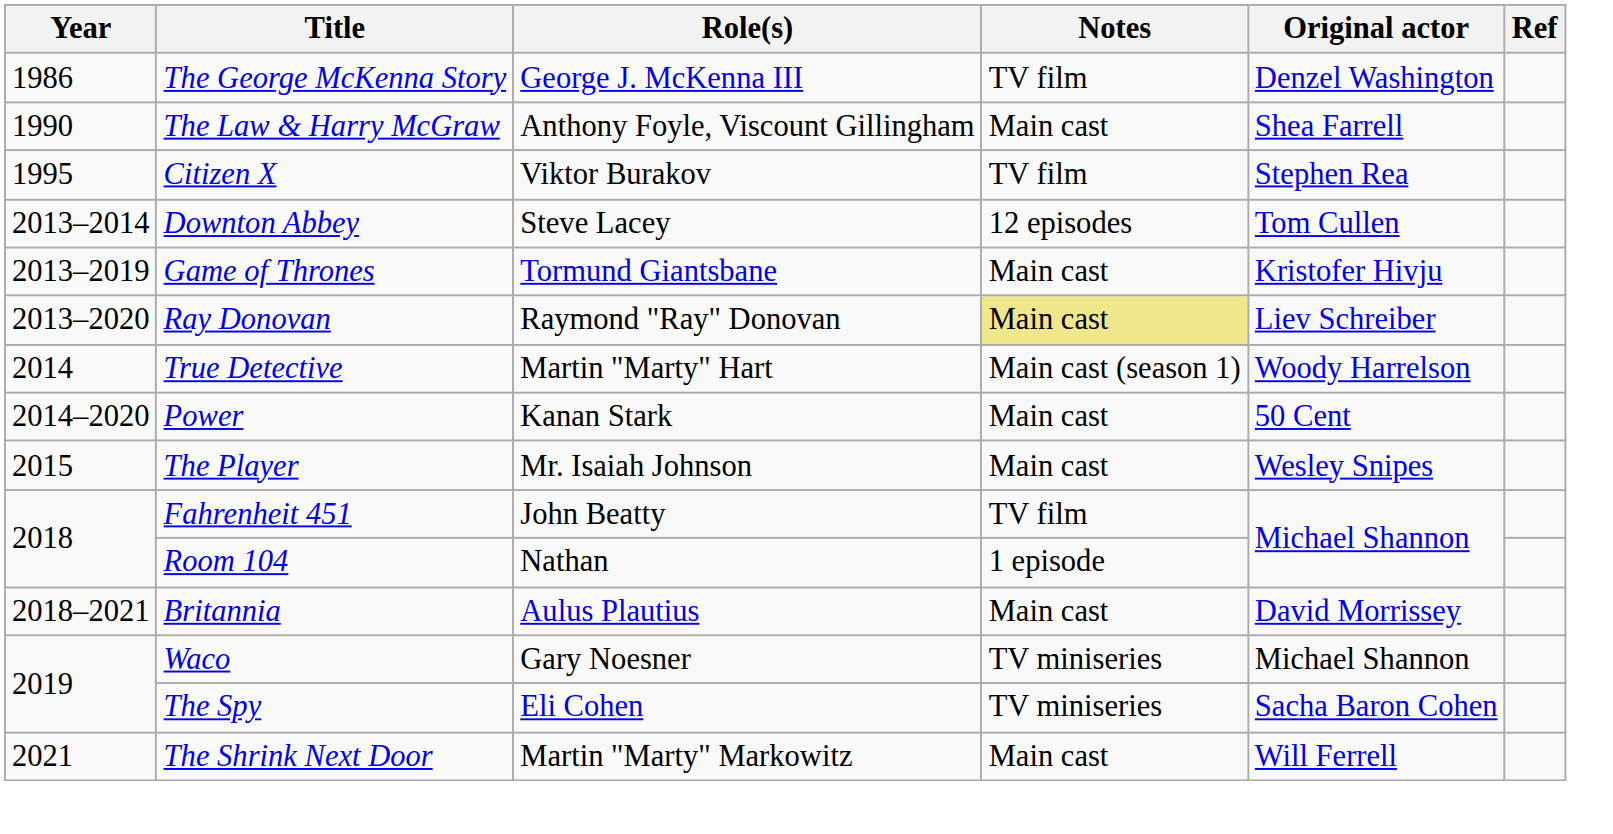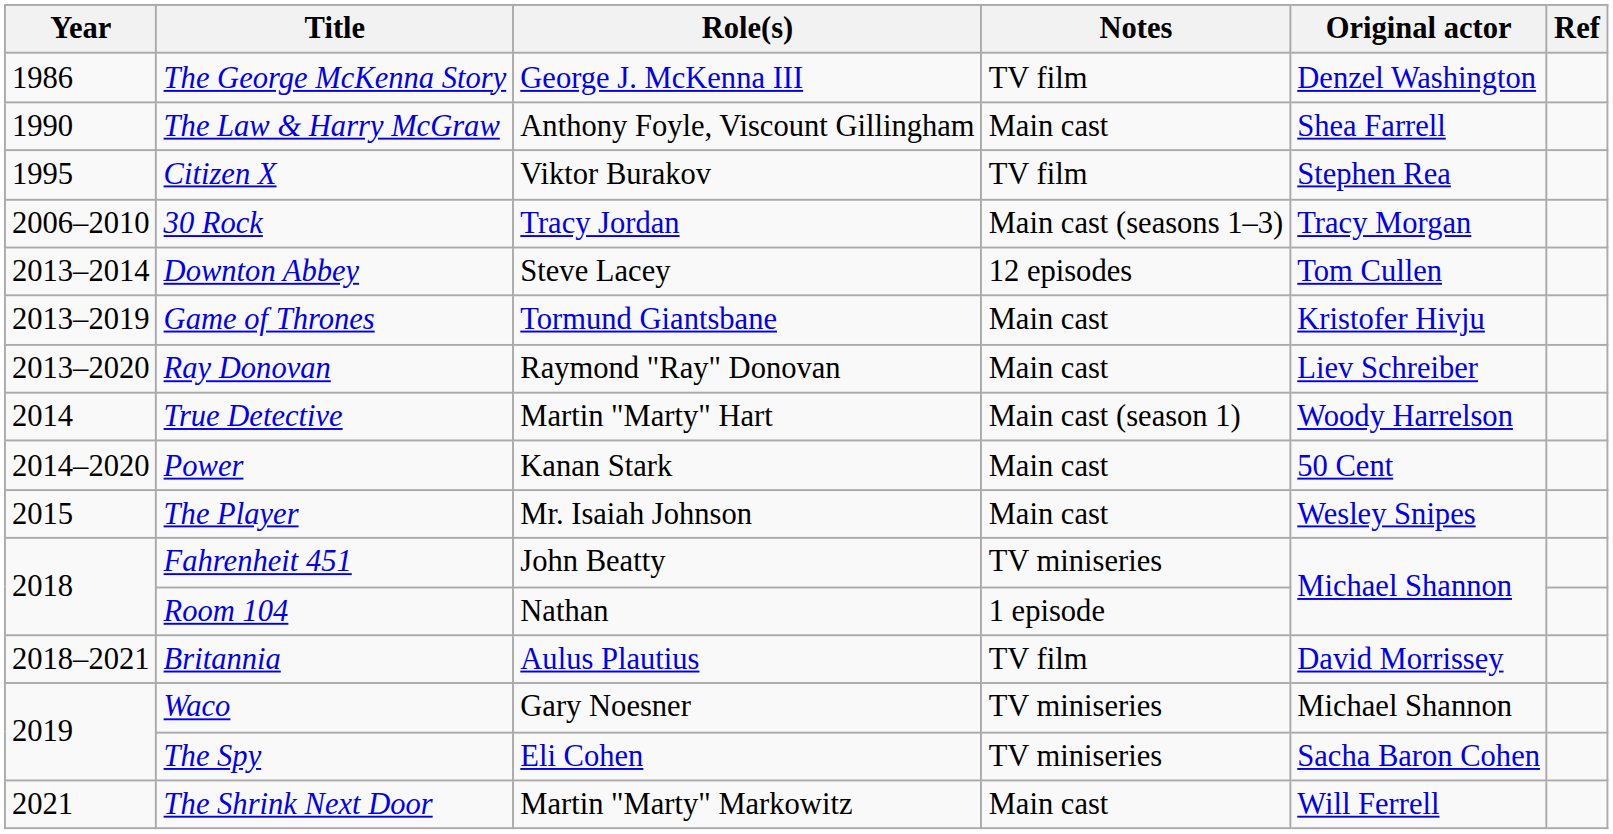+ row: (213, 222)
(1049, 319) khaki background -> (1049, 367) no background
(1038, 513) TV film -> (1075, 561) TV miniseries
(1049, 610) Main cast -> (1038, 658) TV film
